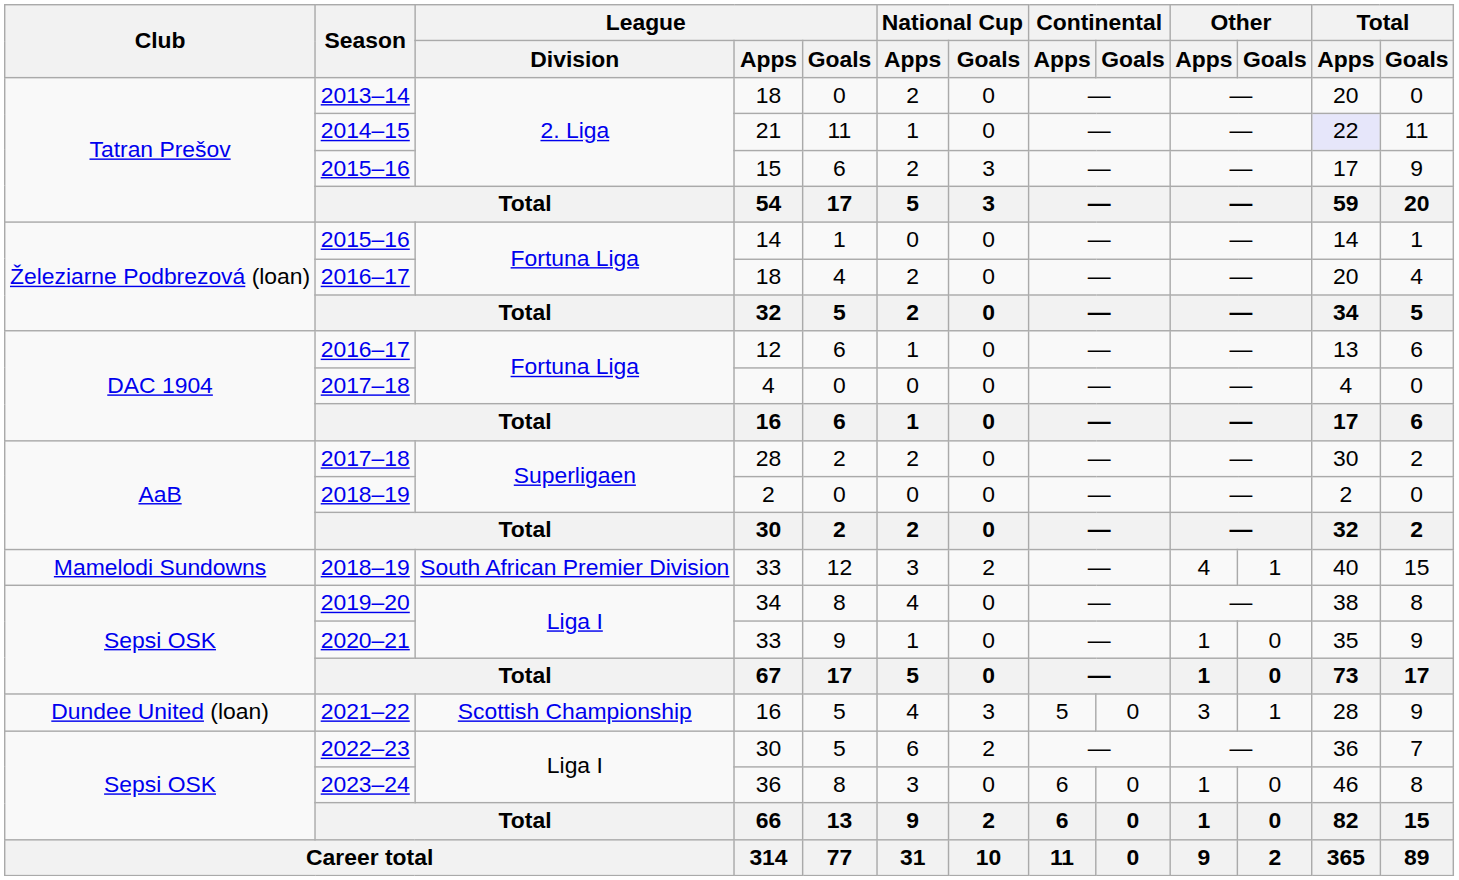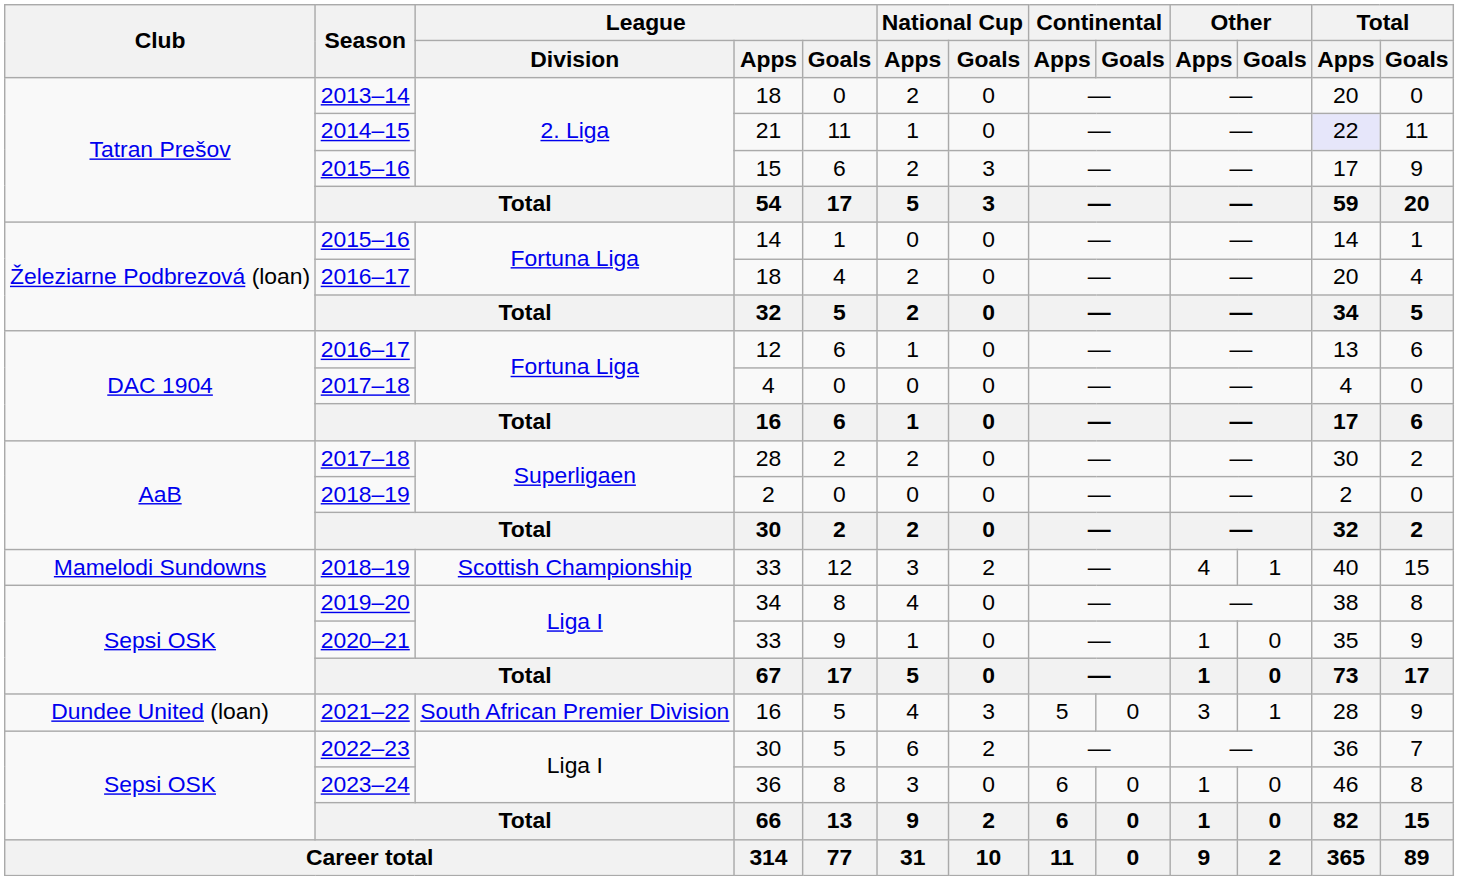(575, 566) South African Premier Division -> (575, 566) Scottish Championship
(575, 712) Scottish Championship -> (575, 712) South African Premier Division
